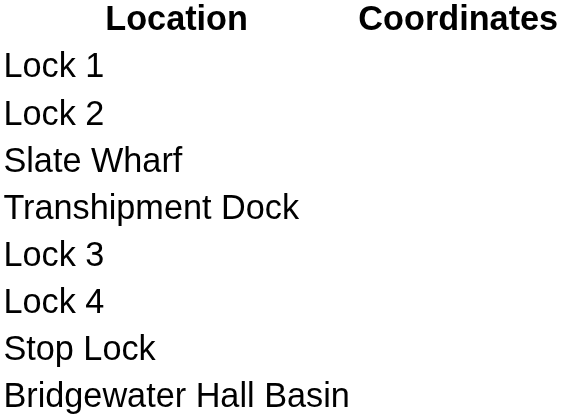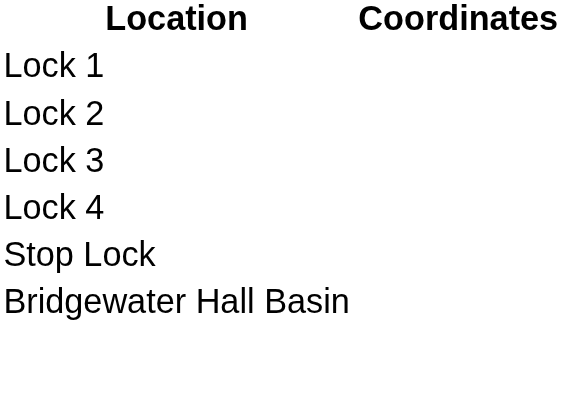- row: (93, 160)
- row: (151, 207)
